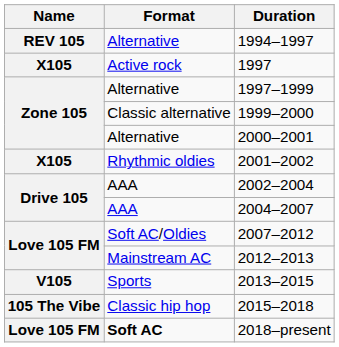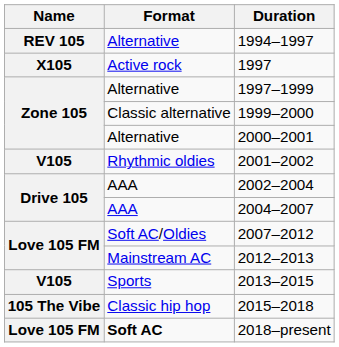(54, 161) X105 -> (54, 161) V105
